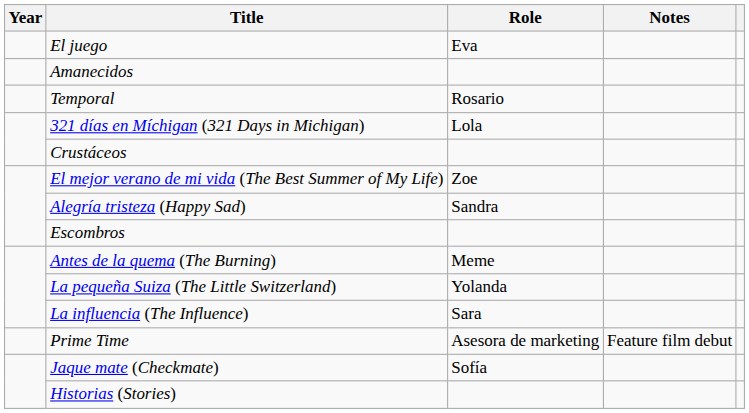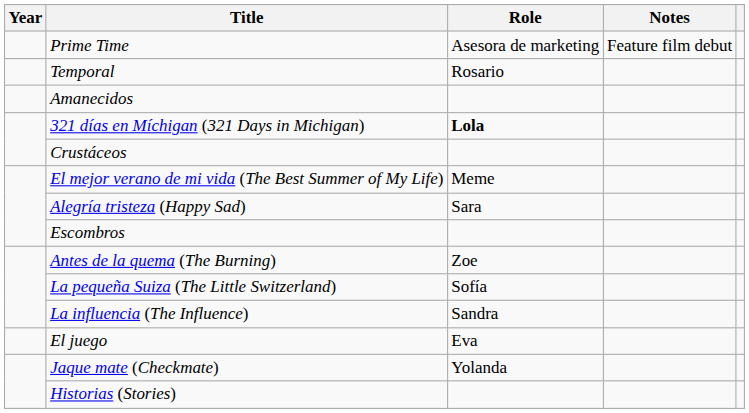rows swapped: (89, 340) <-> (79, 44)
rows swapped: (92, 71) <-> (82, 98)
(467, 125) normal -> (468, 125) bold
(464, 179) Zoe -> (473, 179) Meme
(475, 206) Sandra -> (466, 206) Sara
(473, 260) Meme -> (464, 260) Zoe
(479, 286) Yolanda -> (469, 286) Sofía
(466, 313) Sara -> (475, 313) Sandra
(469, 367) Sofía -> (479, 367) Yolanda
